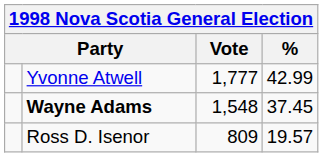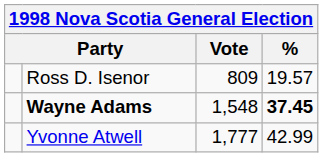rows swapped: (84, 78) <-> (88, 136)
(290, 107) normal -> (290, 107) bold
